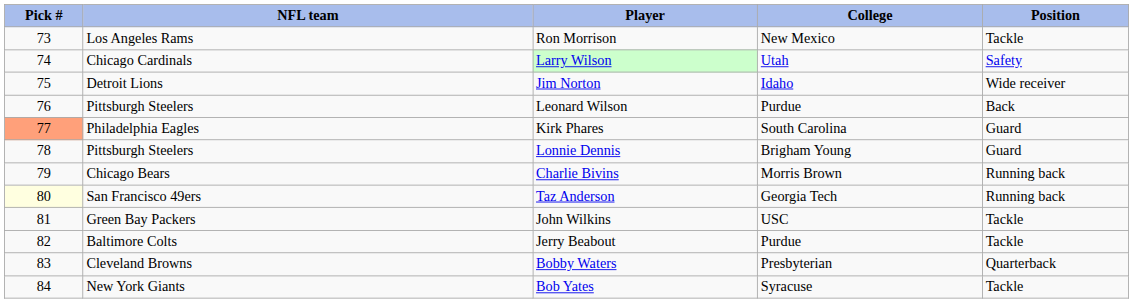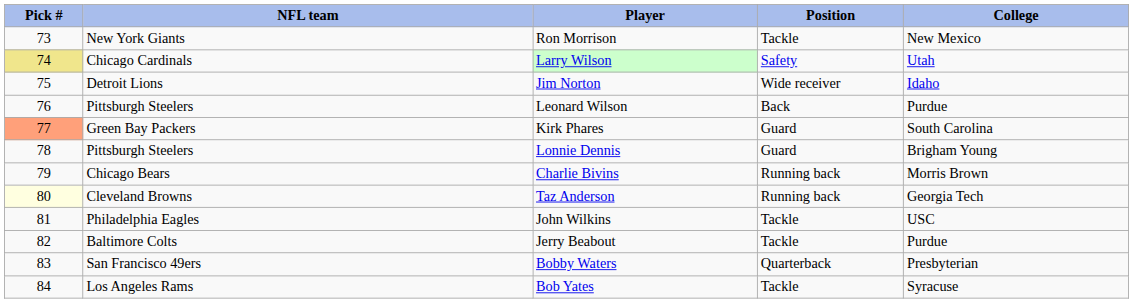columns swapped: (1055, 15) <-> (870, 15)
(140, 38) Los Angeles Rams -> (136, 38) New York Giants
(44, 60) no background -> (44, 60) khaki background
(143, 128) Philadelphia Eagles -> (141, 128) Green Bay Packers
(144, 196) San Francisco 49ers -> (139, 196) Cleveland Browns
(141, 219) Green Bay Packers -> (143, 219) Philadelphia Eagles
(139, 264) Cleveland Browns -> (144, 264) San Francisco 49ers
(136, 286) New York Giants -> (140, 286) Los Angeles Rams
